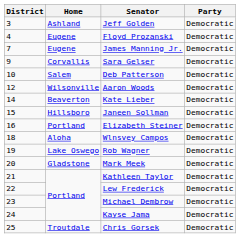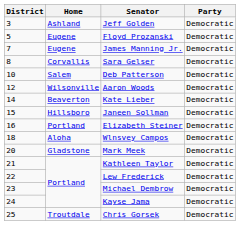(9, 36) 4 -> (9, 36) 5
(9, 62) 9 -> (9, 62) 8
- row: (126, 150)
